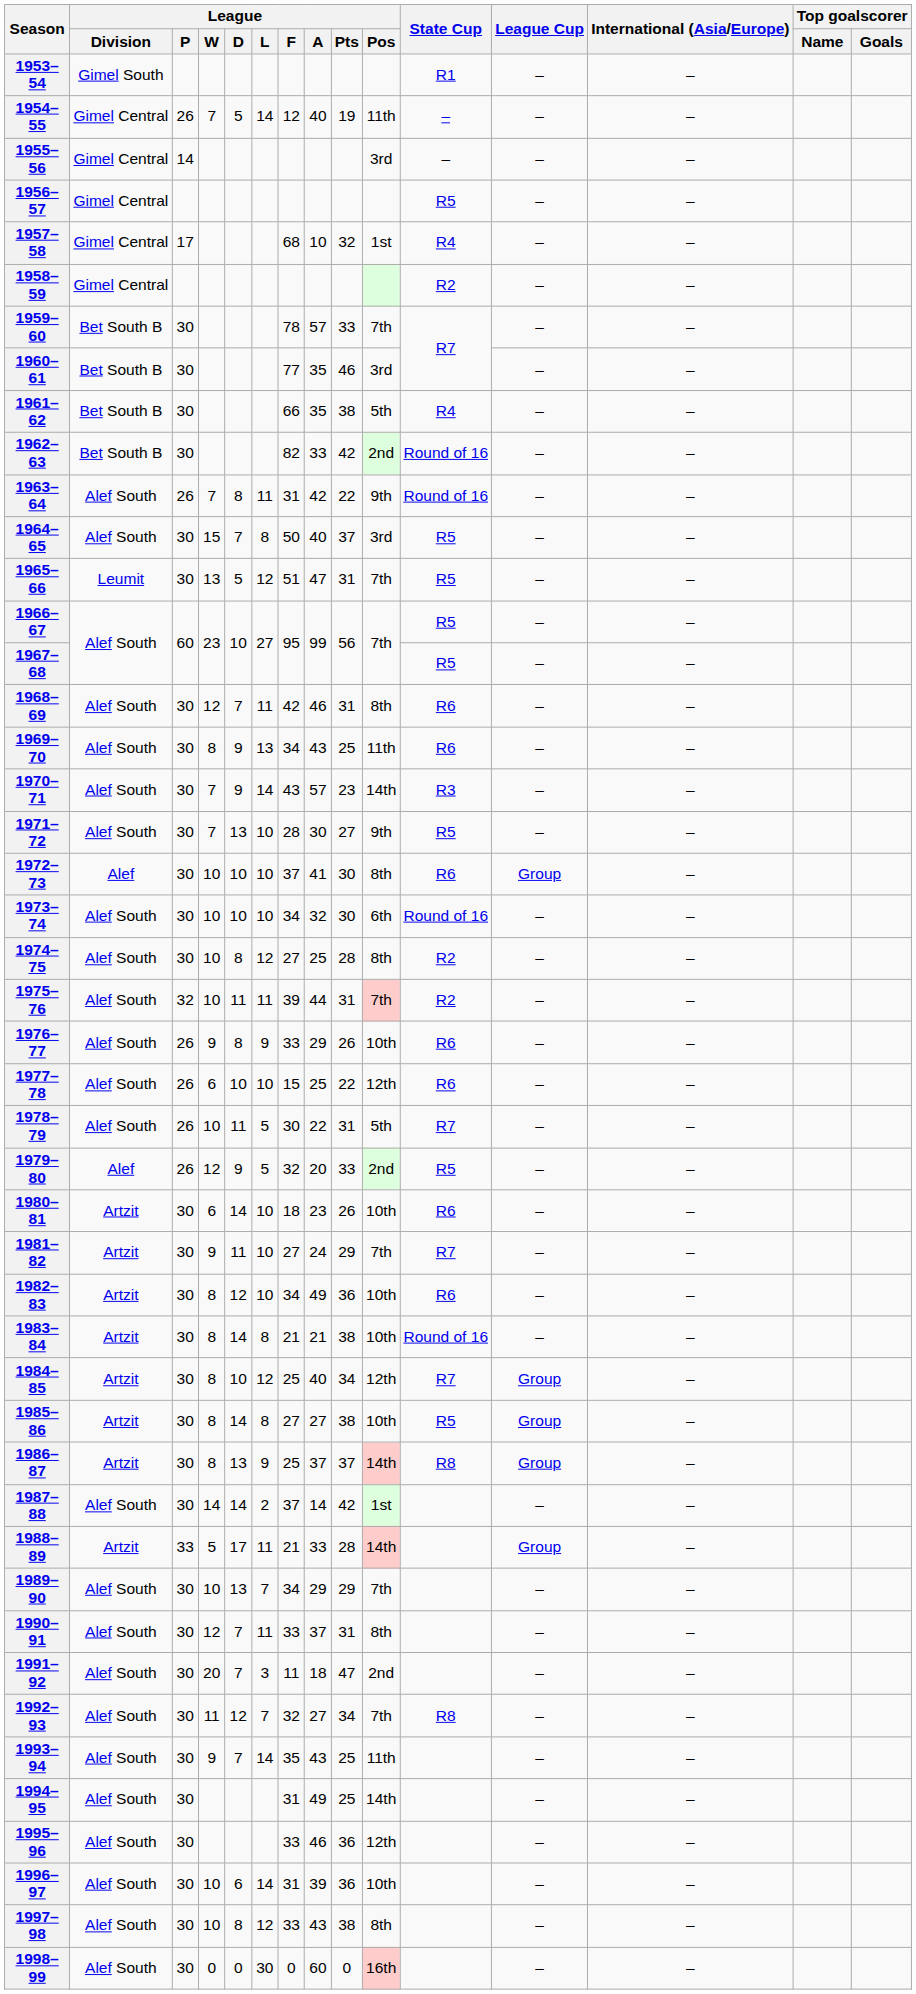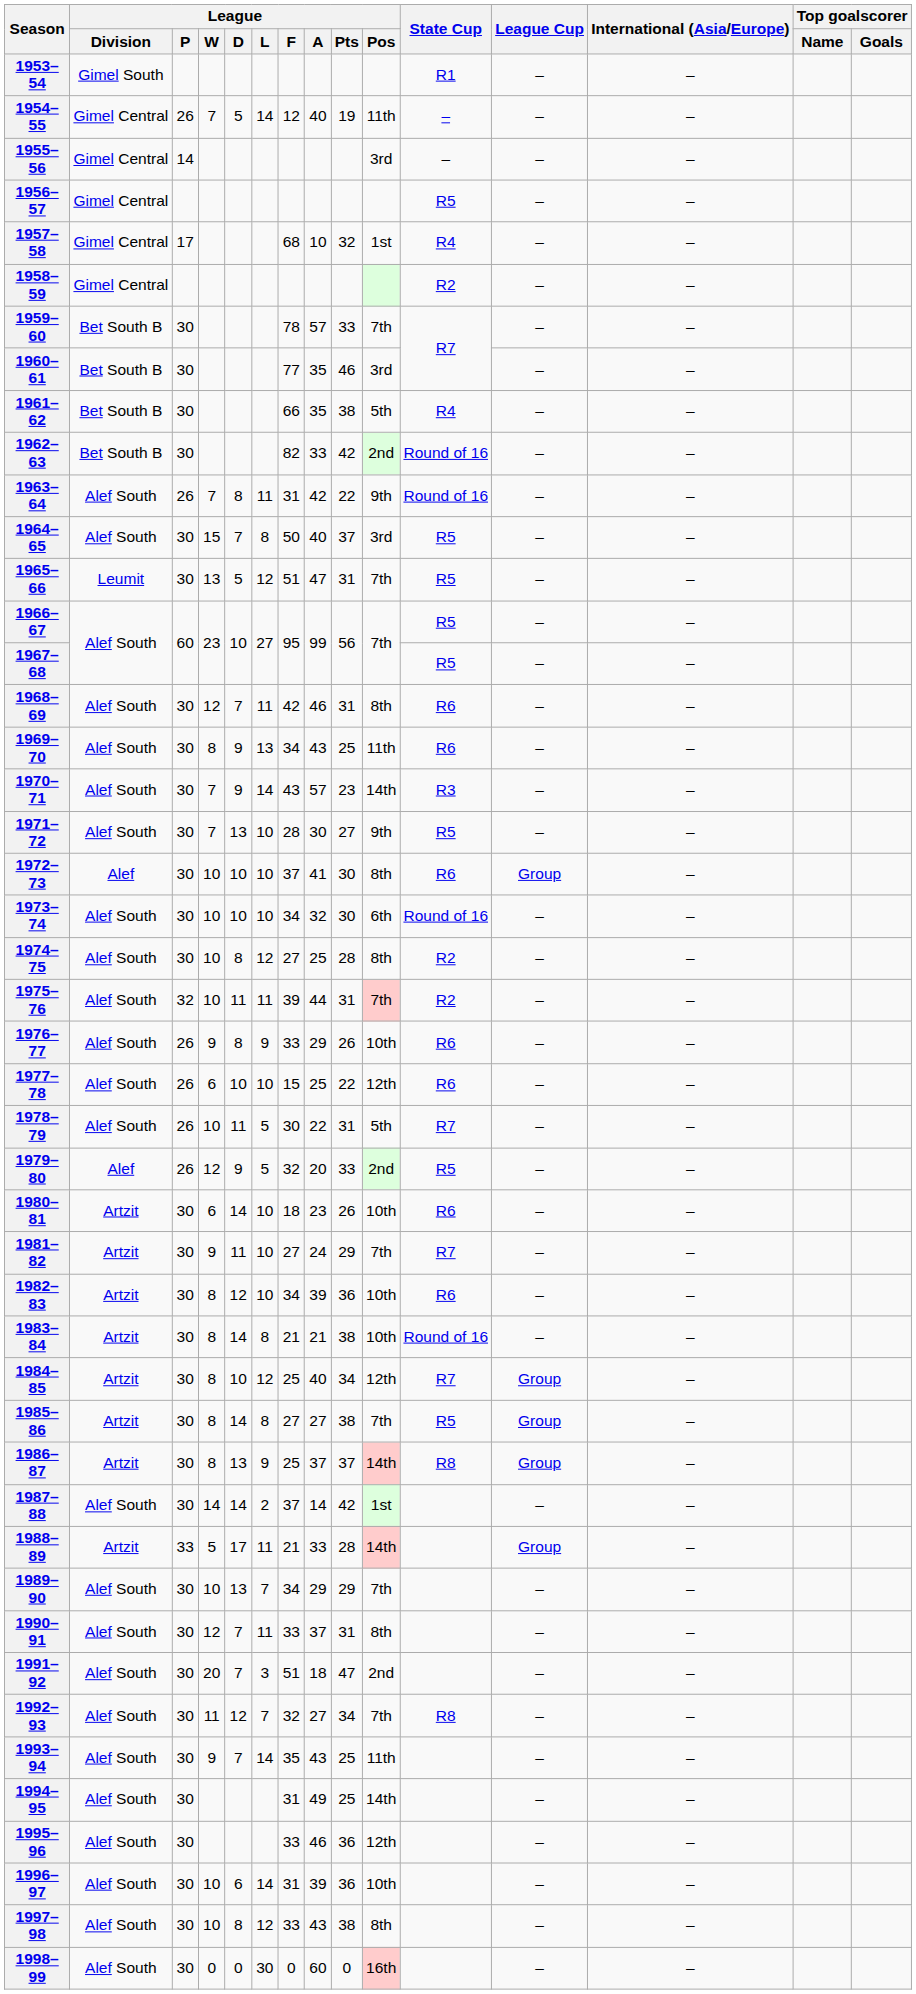(318, 1294) 49 -> (318, 1294) 39
(381, 1421) 10th -> (381, 1421) 7th
(291, 1673) 11 -> (291, 1673) 51
